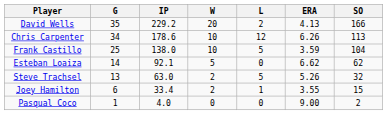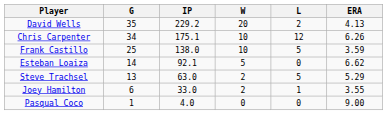- column: (358, 11)
(164, 37) 178.6 -> (187, 37) 175.1
(310, 77) 5.26 -> (355, 77) 5.29
(164, 90) 33.4 -> (187, 90) 33.0
